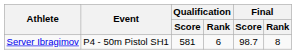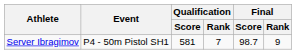(218, 42) 6 -> (218, 42) 7
(278, 42) 8 -> (278, 42) 9
